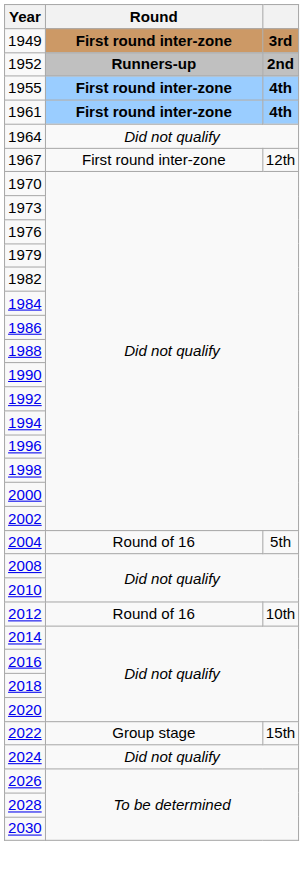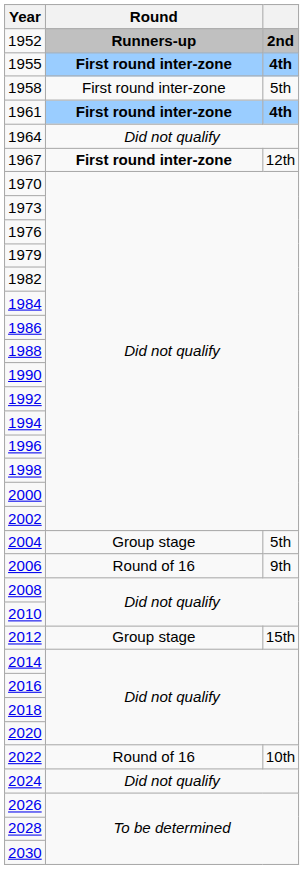- row: (25, 41)
+ row: (25, 89)
(154, 160) normal -> (154, 160) bold
(154, 542) Round of 16 -> (154, 542) Group stage
+ row: (25, 566)
(154, 614) Round of 16 -> (154, 638) Group stage
(281, 614) 10th -> (281, 638) 15th
(154, 733) Group stage -> (154, 757) Round of 16
(281, 733) 15th -> (281, 757) 10th
